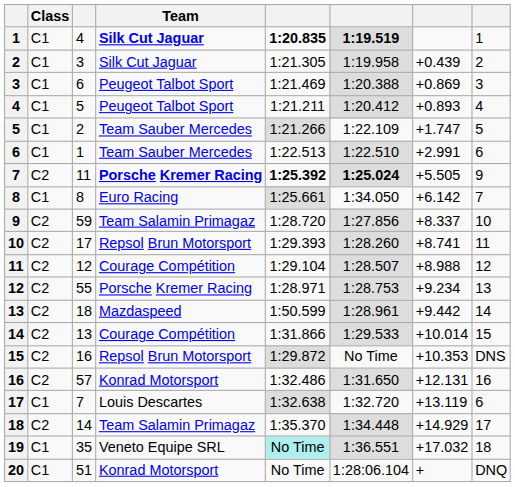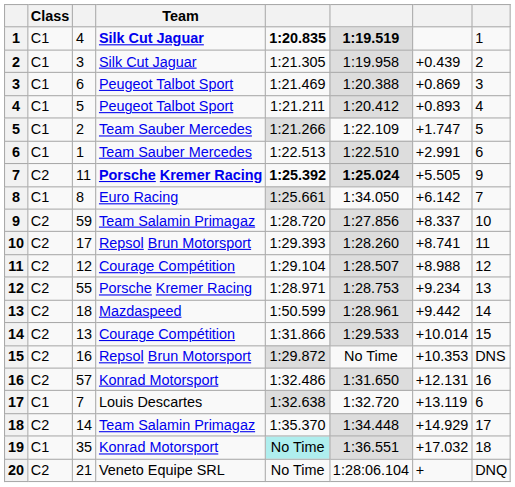(162, 447) Veneto Equipe SRL -> (159, 447) Konrad Motorsport
(40, 470) C1 -> (40, 470) C2
(84, 470) 51 -> (84, 470) 21
(159, 470) Konrad Motorsport -> (162, 470) Veneto Equipe SRL
